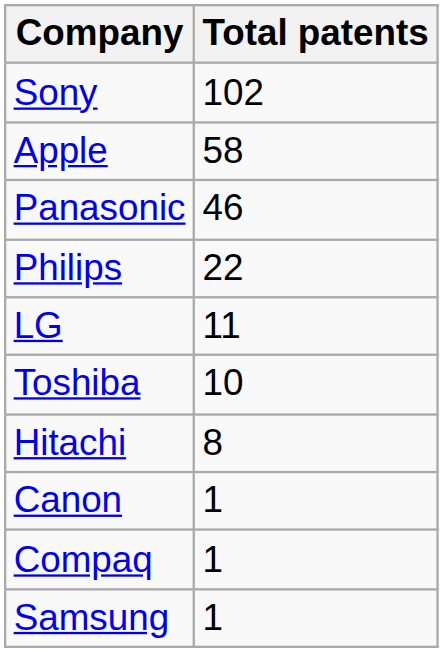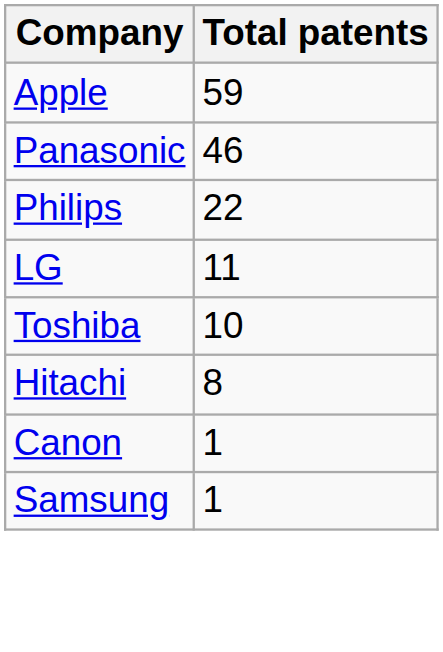- row: (56, 92)
(223, 150) 58 -> (223, 92) 59
- row: (83, 558)
